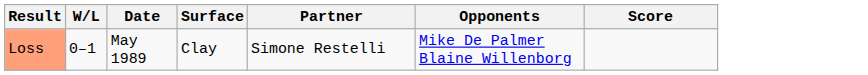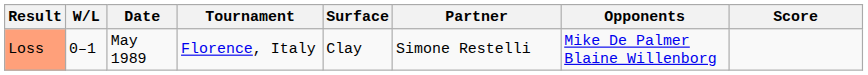+ column: (250, 17)
